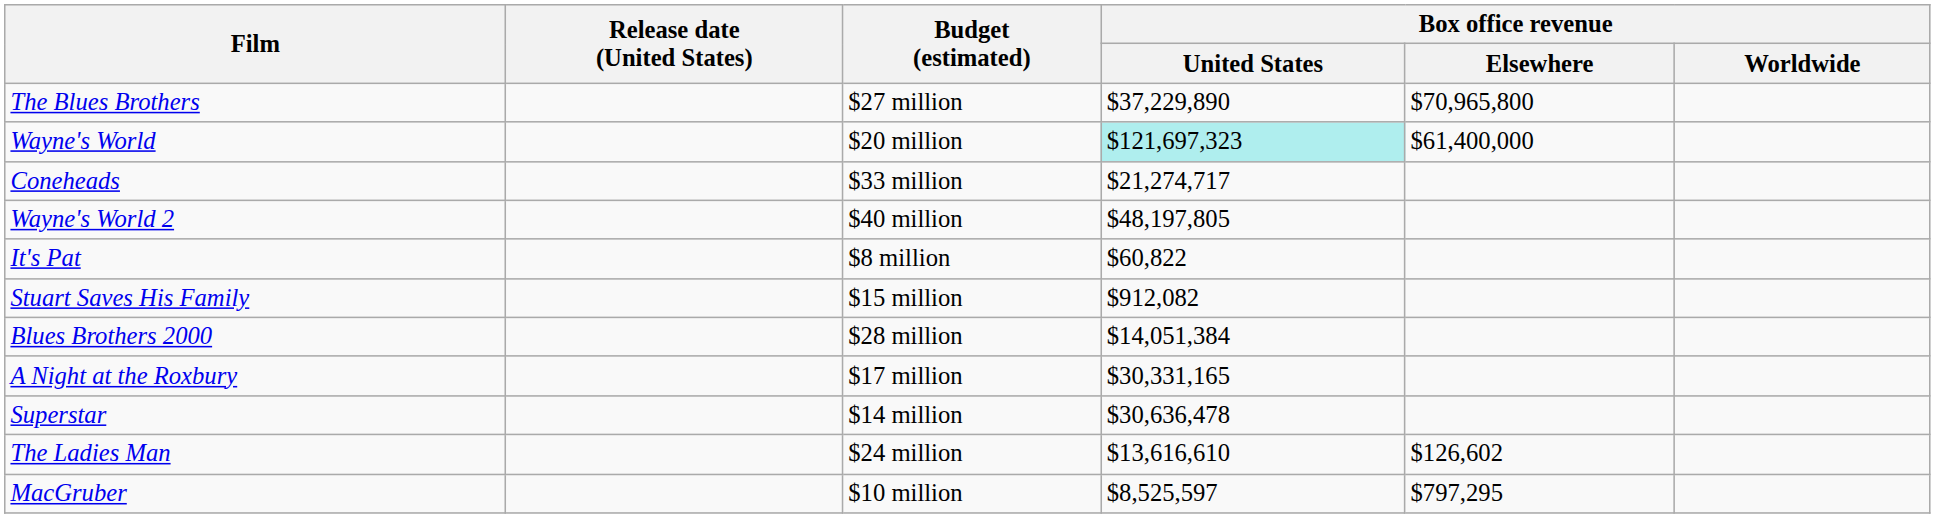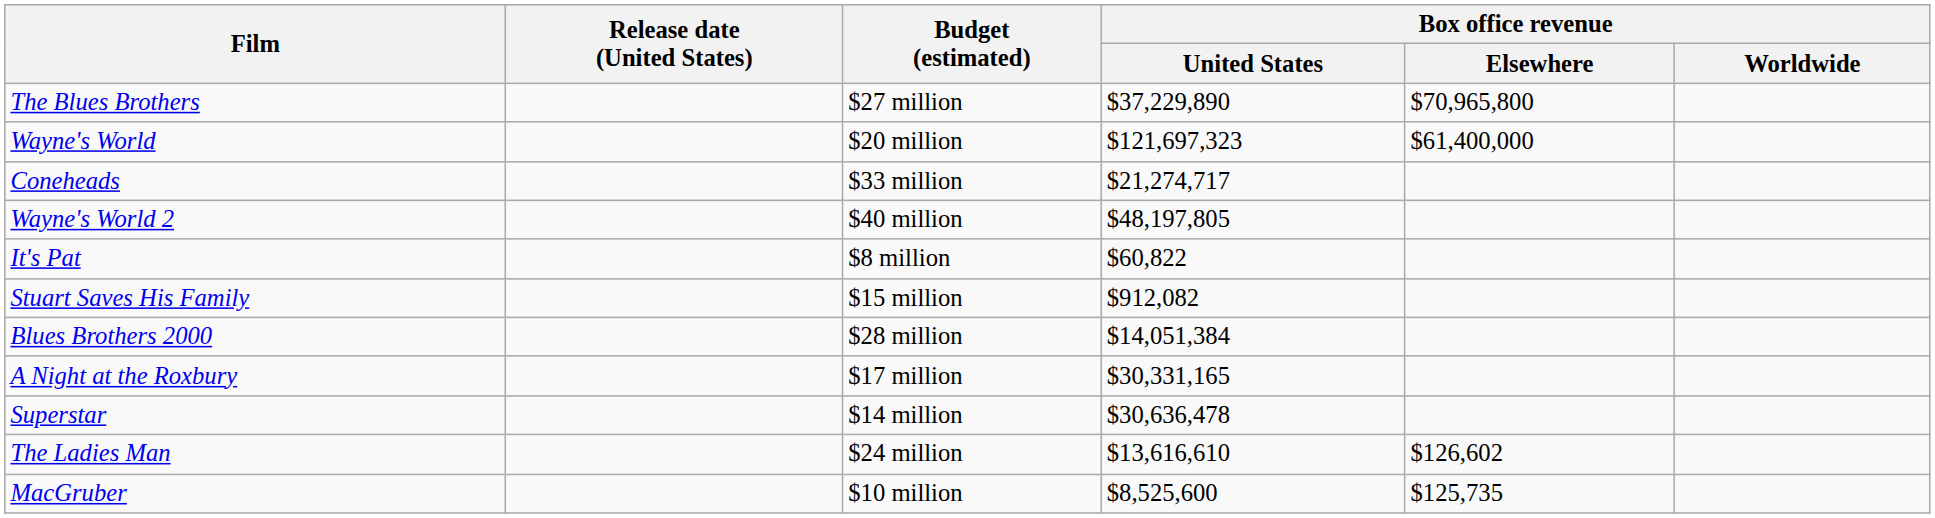(1175, 141) paleturquoise background -> (1175, 141) no background
(1162, 492) $8,525,597 -> (1162, 492) $8,525,600
(1457, 492) $797,295 -> (1457, 492) $125,735
